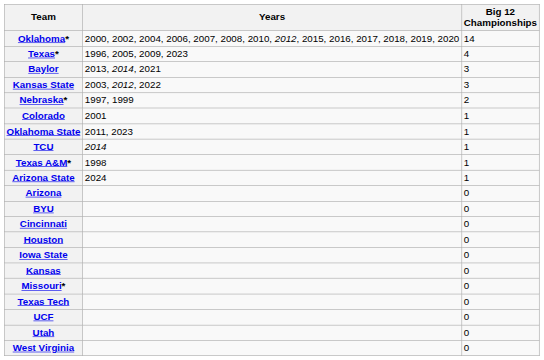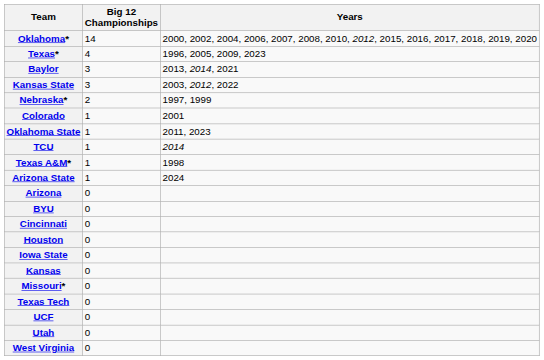columns swapped: (500, 17) <-> (272, 17)
